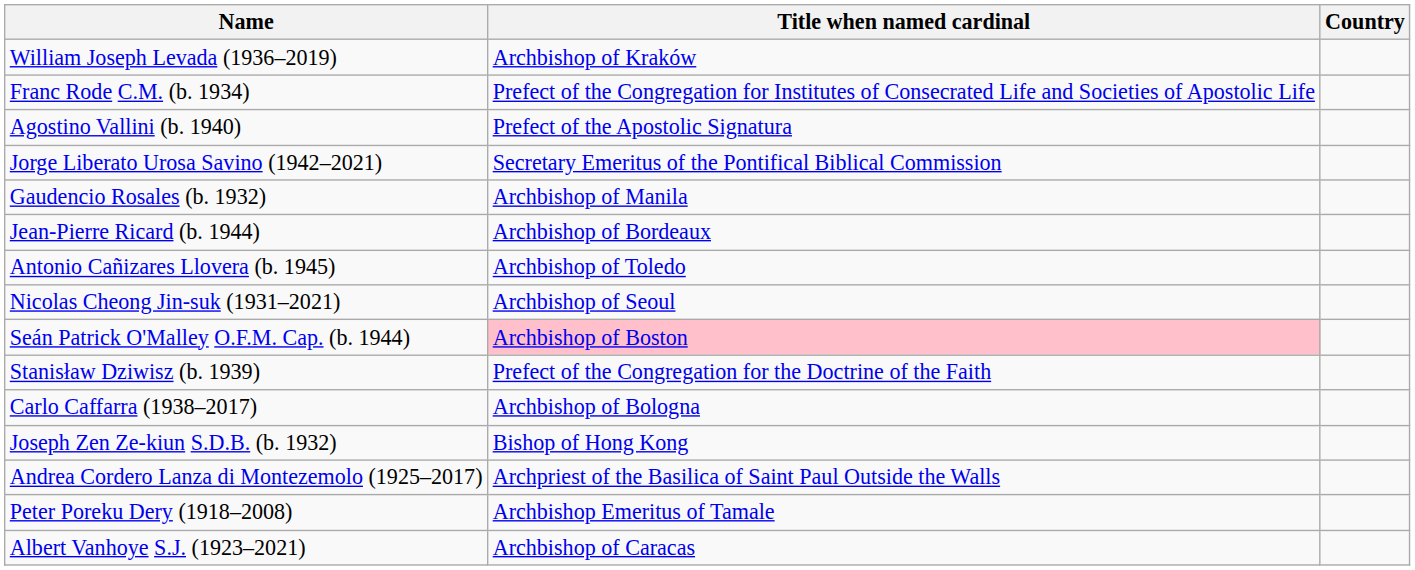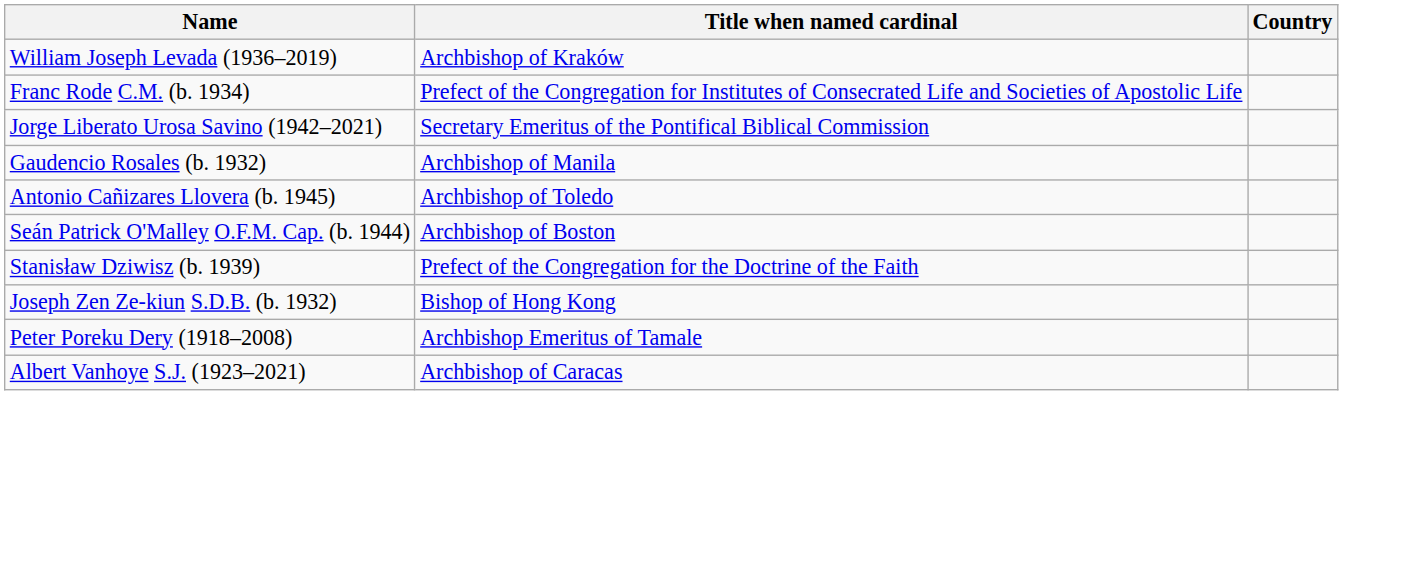- row: (125, 127)
- row: (135, 232)
- row: (175, 302)
(590, 337) pink background -> (518, 232) no background
- row: (133, 407)
- row: (246, 477)
